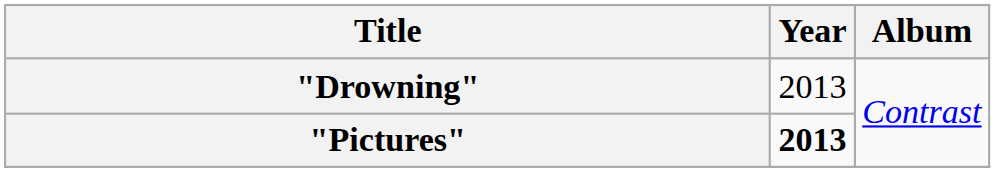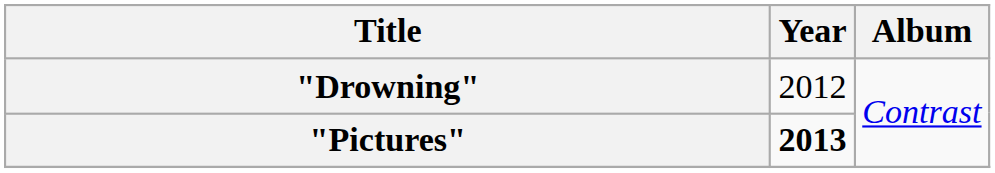(812, 85) 2013 -> (812, 85) 2012
